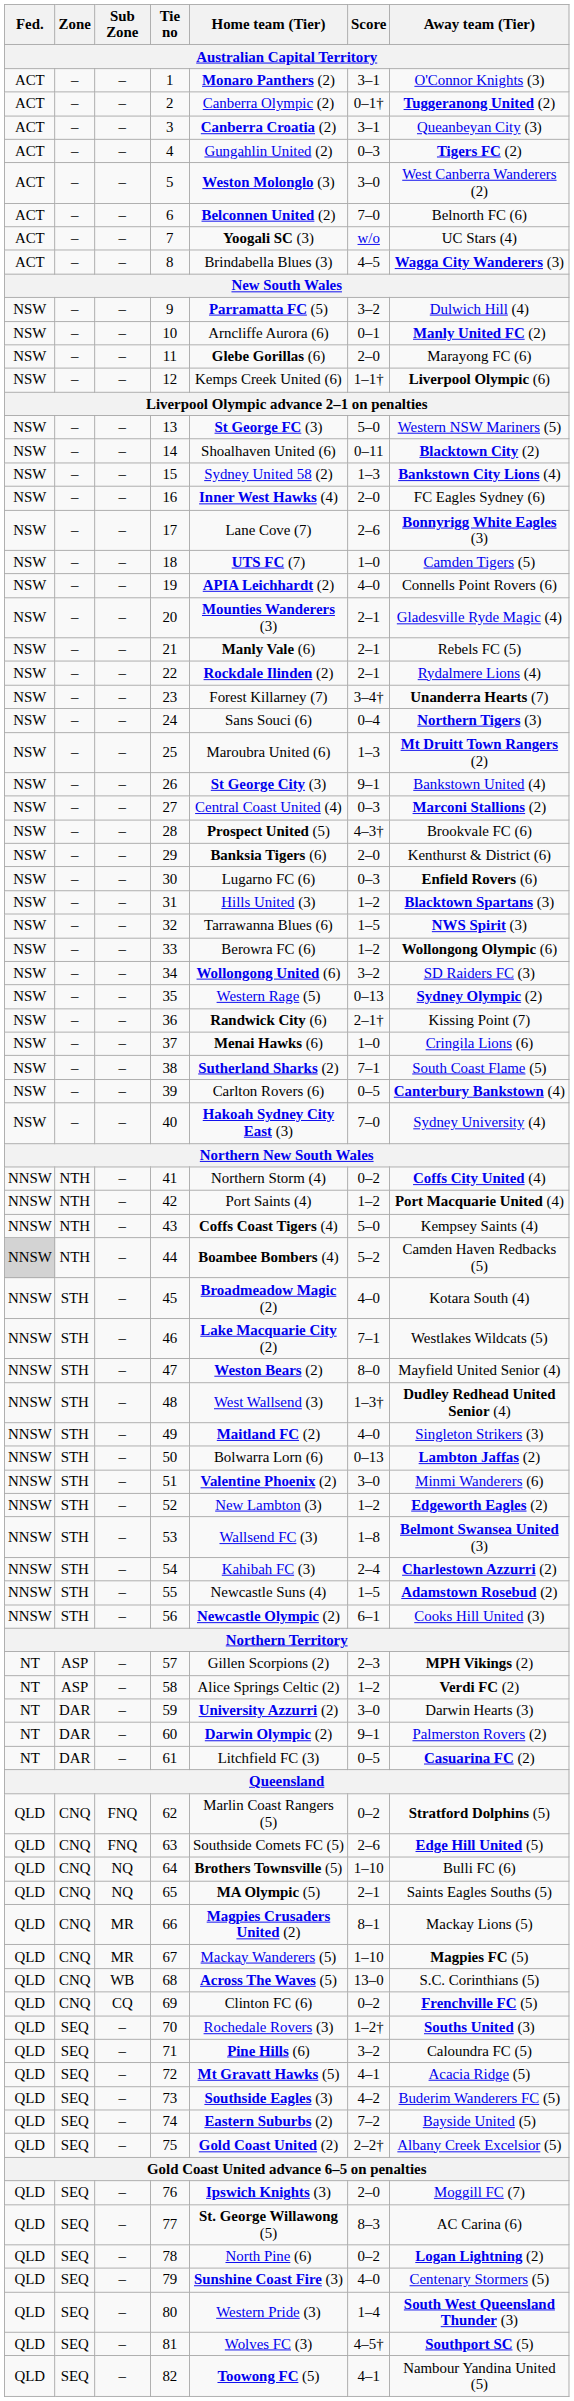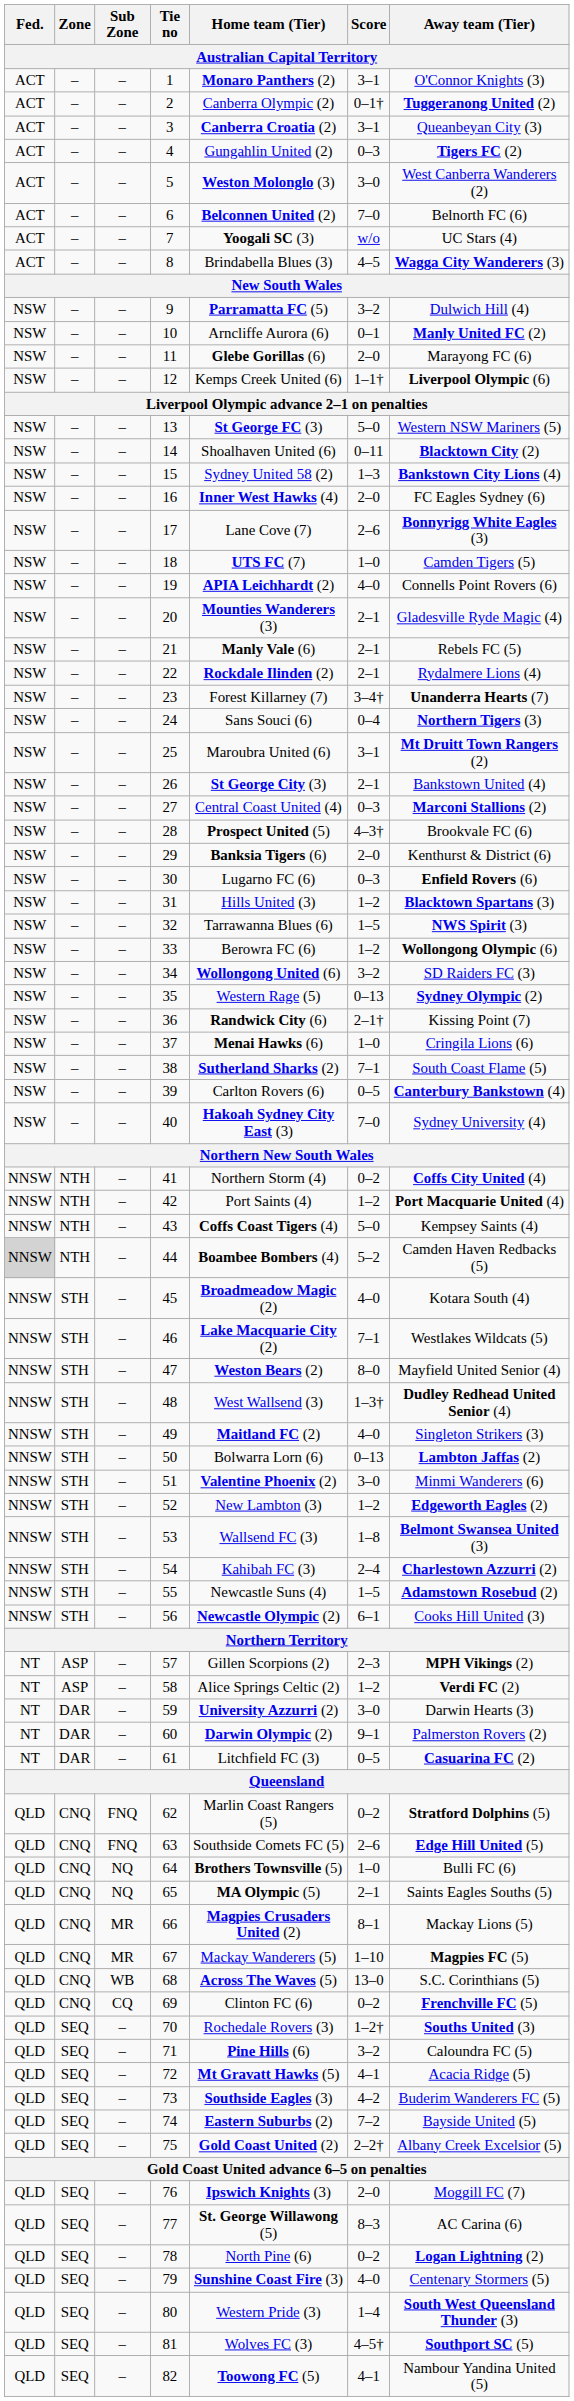(369, 752) 1–3 -> (369, 752) 3–1
(369, 784) 9–1 -> (369, 784) 2–1
(369, 1869) 1–10 -> (369, 1869) 1–0
